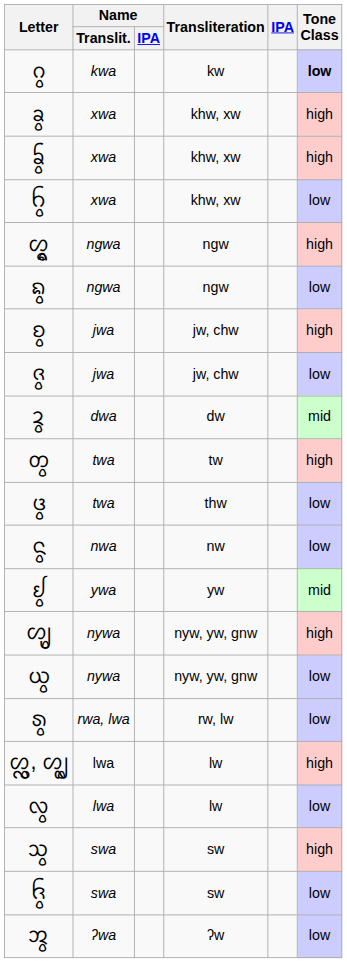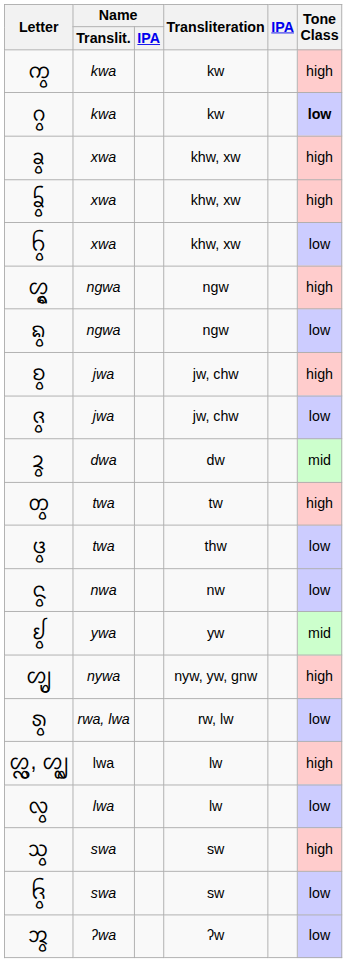+ row: (39, 70)
- row: (39, 675)
